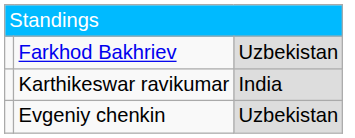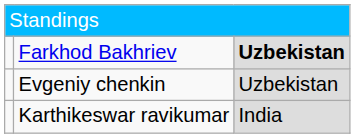(288, 52) normal -> (292, 52) bold
rows swapped: (92, 116) <-> (124, 84)
